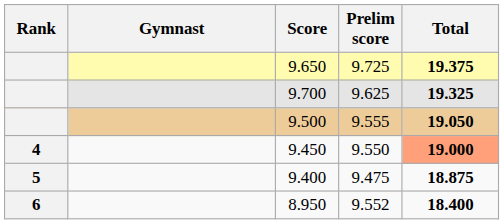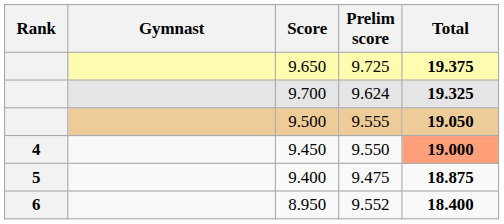(371, 94) 9.625 -> (371, 94) 9.624
